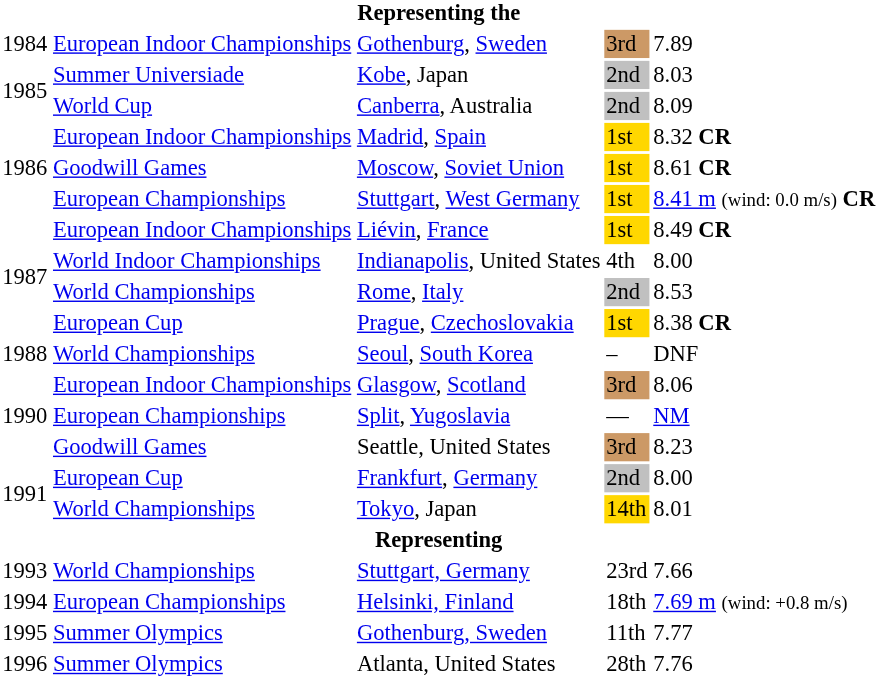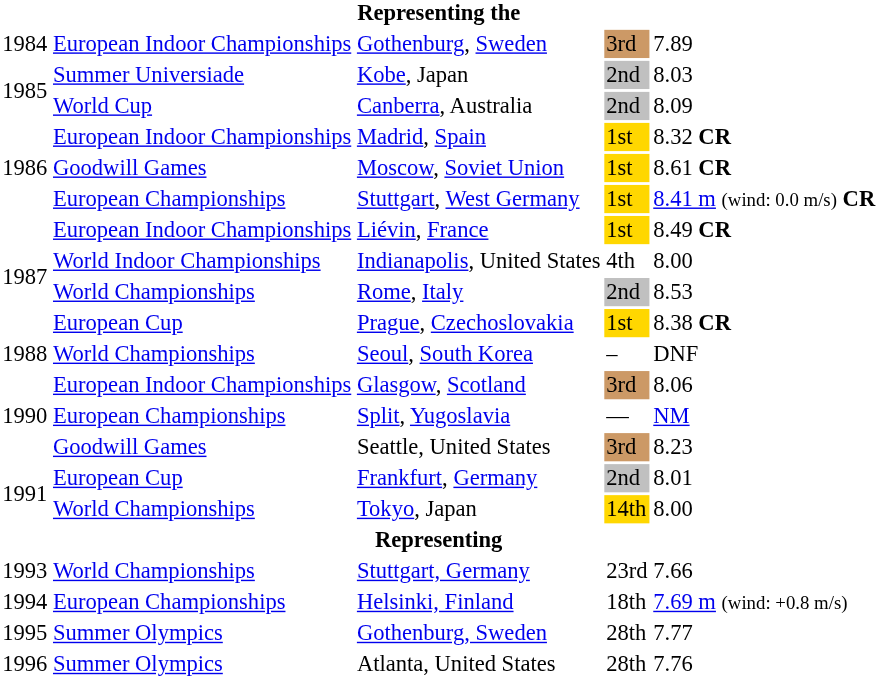(673, 478) 8.00 -> (673, 478) 8.01
(673, 509) 8.01 -> (673, 509) 8.00
(626, 633) 11th -> (626, 633) 28th
